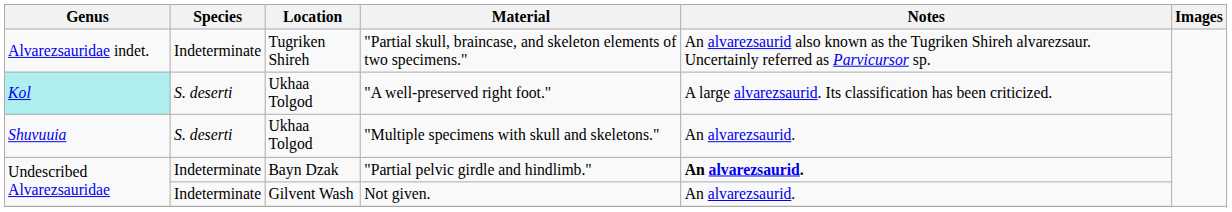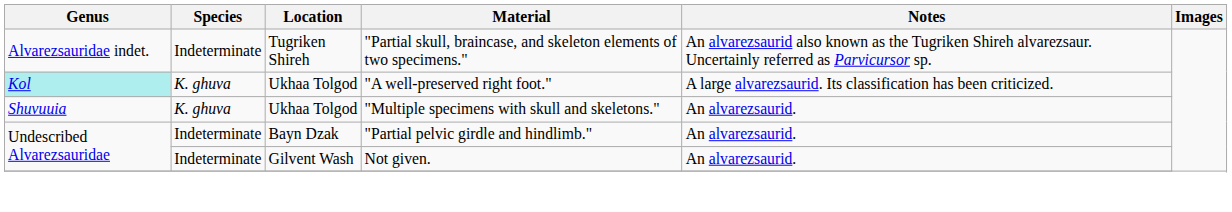(203, 93) S. deserti -> (203, 84) K. ghuva
(203, 135) S. deserti -> (203, 109) K. ghuva
(744, 169) bold -> (741, 134) normal
